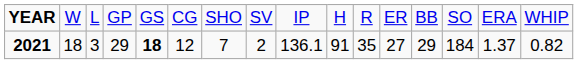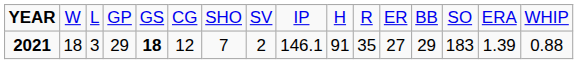(301, 44) 136.1 -> (301, 44) 146.1
(460, 44) 184 -> (460, 44) 183
(499, 44) 1.37 -> (499, 44) 1.39
(547, 44) 0.82 -> (547, 44) 0.88
